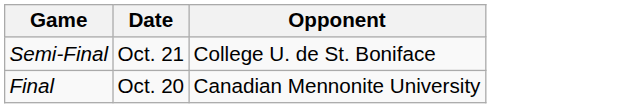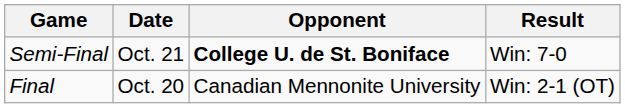+ column: (552, 20)
(315, 53) normal -> (321, 53) bold
